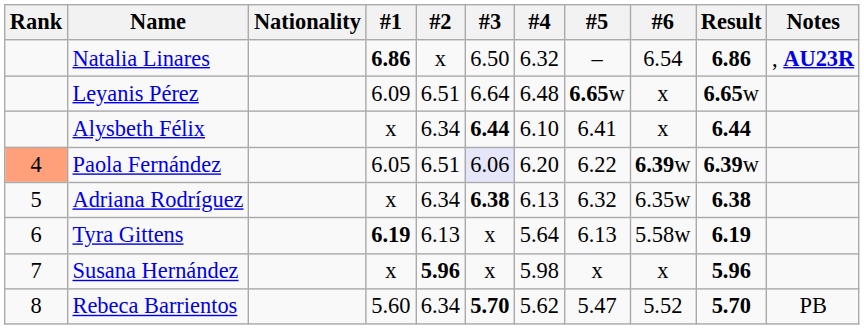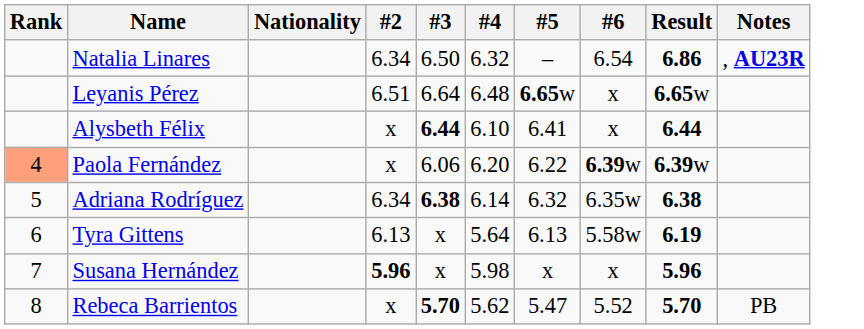- column: (391, 22)
(440, 57) x -> (391, 57) 6.34
(440, 128) 6.34 -> (391, 128) x
(440, 164) 6.51 -> (391, 164) x
(490, 164) lavender background -> (440, 164) no background
(539, 199) 6.13 -> (490, 199) 6.14
(440, 306) 6.34 -> (391, 306) x
